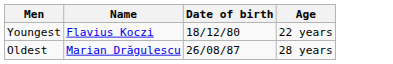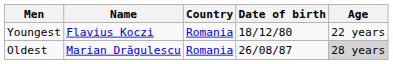+ column: (210, 14)
(306, 50) no background -> (358, 50) lightgrey background
